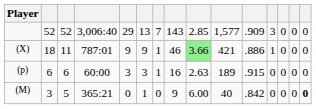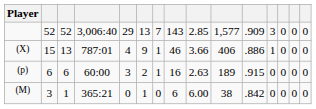(49, 51) 18 -> (49, 51) 15
(66, 51) 11 -> (66, 51) 13
(128, 51) 9 -> (128, 51) 4
(199, 51) lightgreen background -> (199, 51) no background
(227, 51) 421 -> (227, 51) 406
(145, 72) 3 -> (145, 72) 2
(66, 93) 5 -> (66, 93) 1
(175, 93) 9 -> (175, 93) 6
(227, 93) 40 -> (227, 93) 38
(305, 93) bold -> (305, 93) normal
